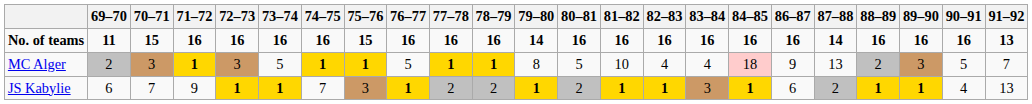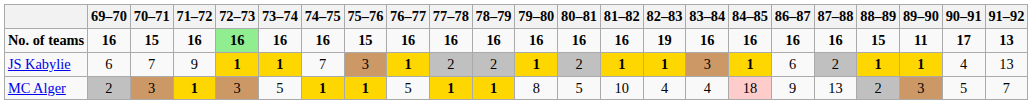(109, 40) 11 -> (109, 40) 16
(237, 40) no background -> (237, 40) lightgreen background
(536, 40) 14 -> (536, 40) 16
(665, 40) 16 -> (665, 40) 19
(835, 40) 14 -> (835, 40) 16
(878, 40) 16 -> (878, 40) 15
(921, 40) 16 -> (921, 40) 11
(964, 40) 16 -> (964, 40) 17
rows swapped: (37, 64) <-> (39, 88)
